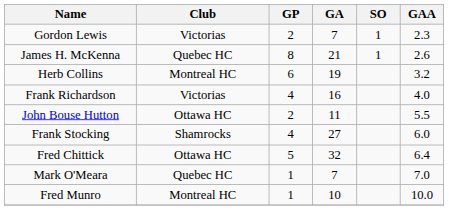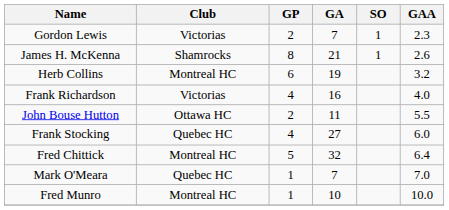(203, 54) Quebec HC -> (203, 54) Shamrocks
(203, 134) Shamrocks -> (203, 134) Quebec HC
(203, 154) Ottawa HC -> (203, 154) Montreal HC
